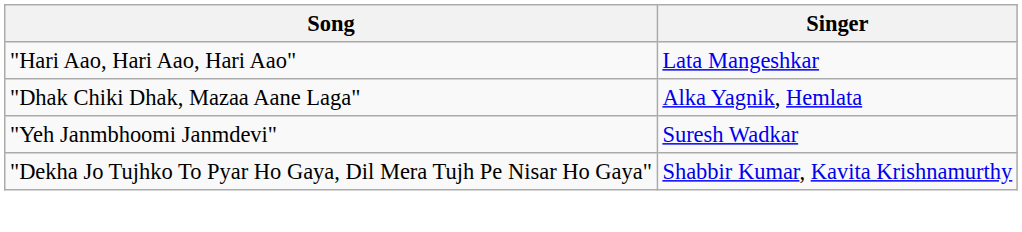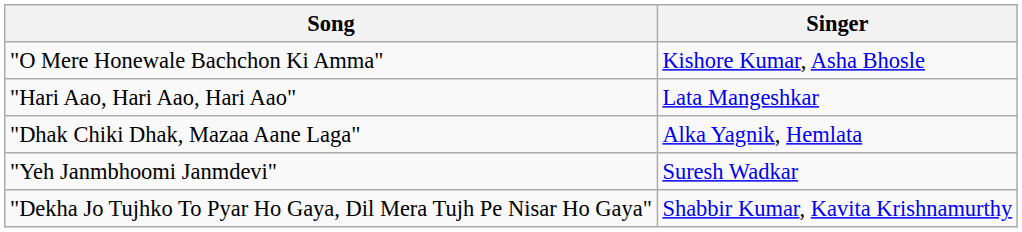+ row: (197, 60)
